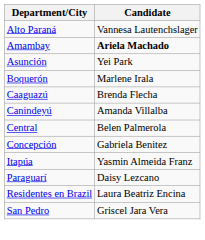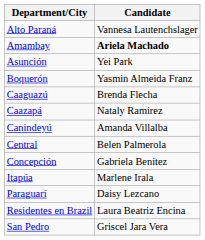(125, 78) Marlene Irala -> (145, 78) Yasmin Almeida Franz
+ row: (24, 111)
(145, 161) Yasmin Almeida Franz -> (125, 177) Marlene Irala
